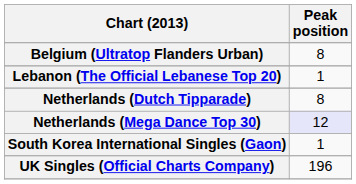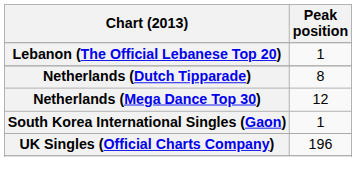- row: (147, 54)
(320, 122) lavender background -> (320, 99) no background
